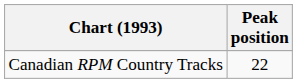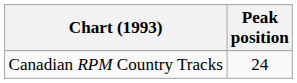(260, 64) 22 -> (260, 64) 24
